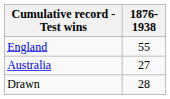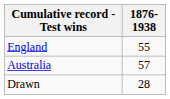(144, 65) 27 -> (144, 65) 57
